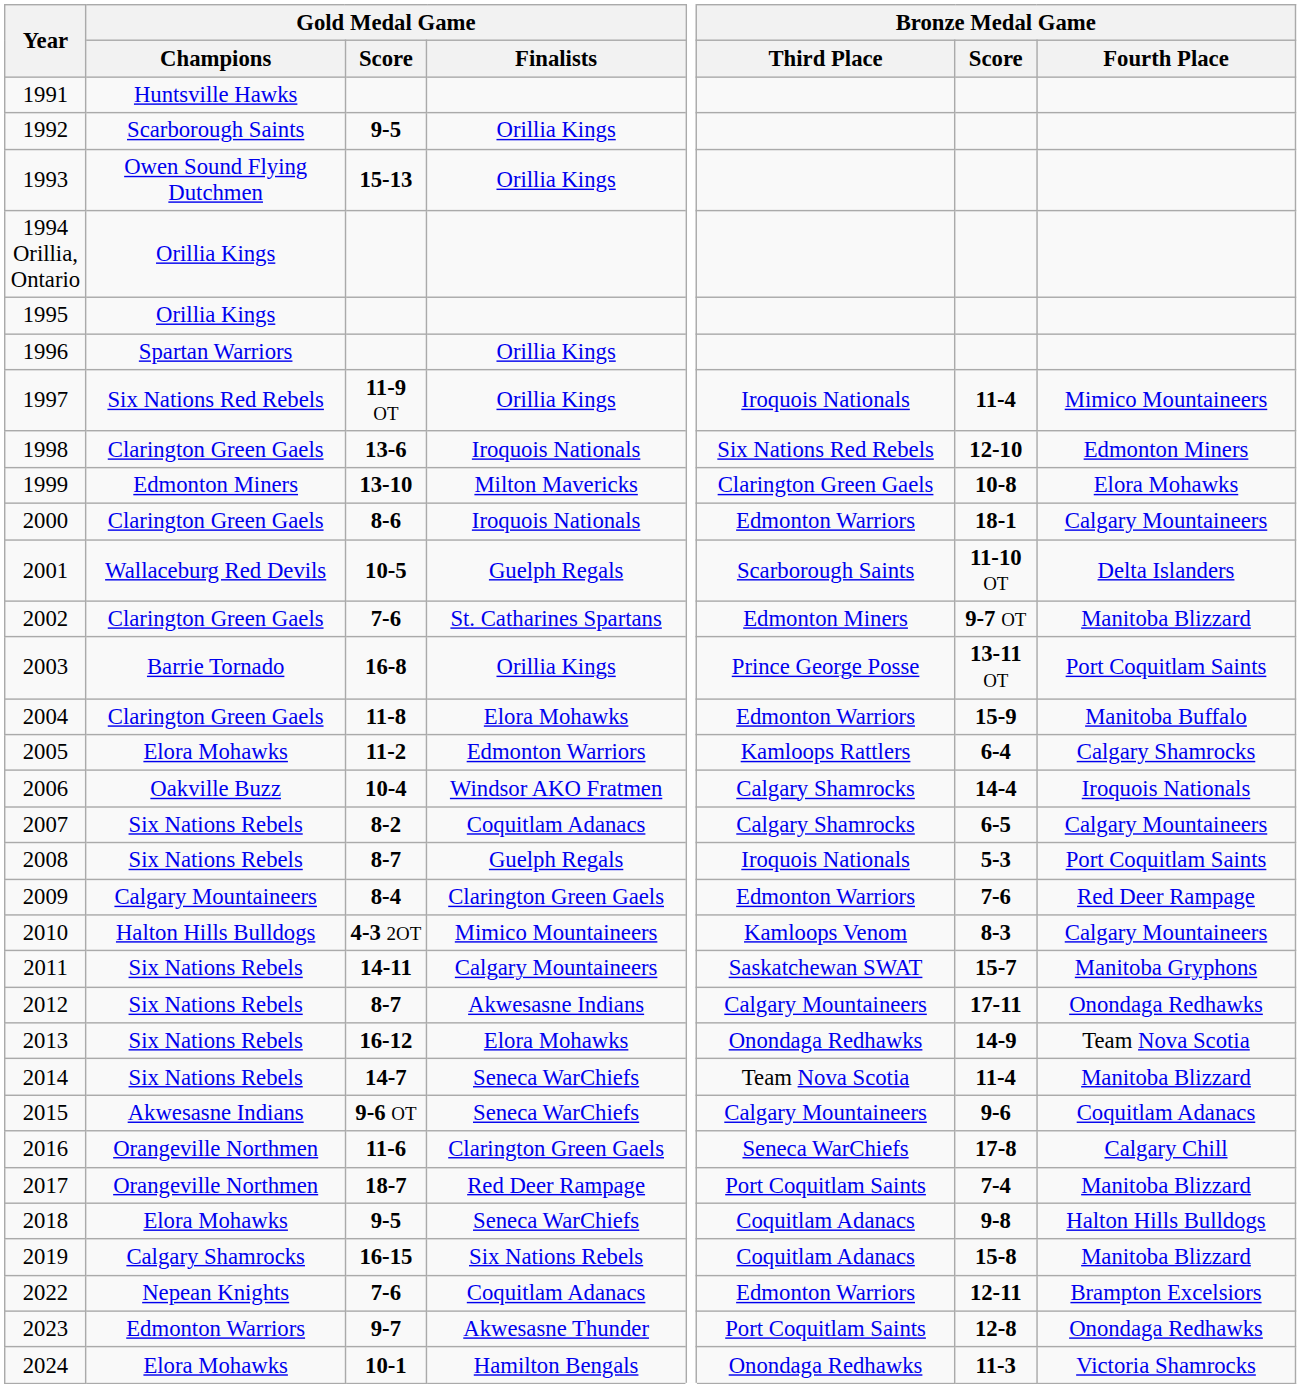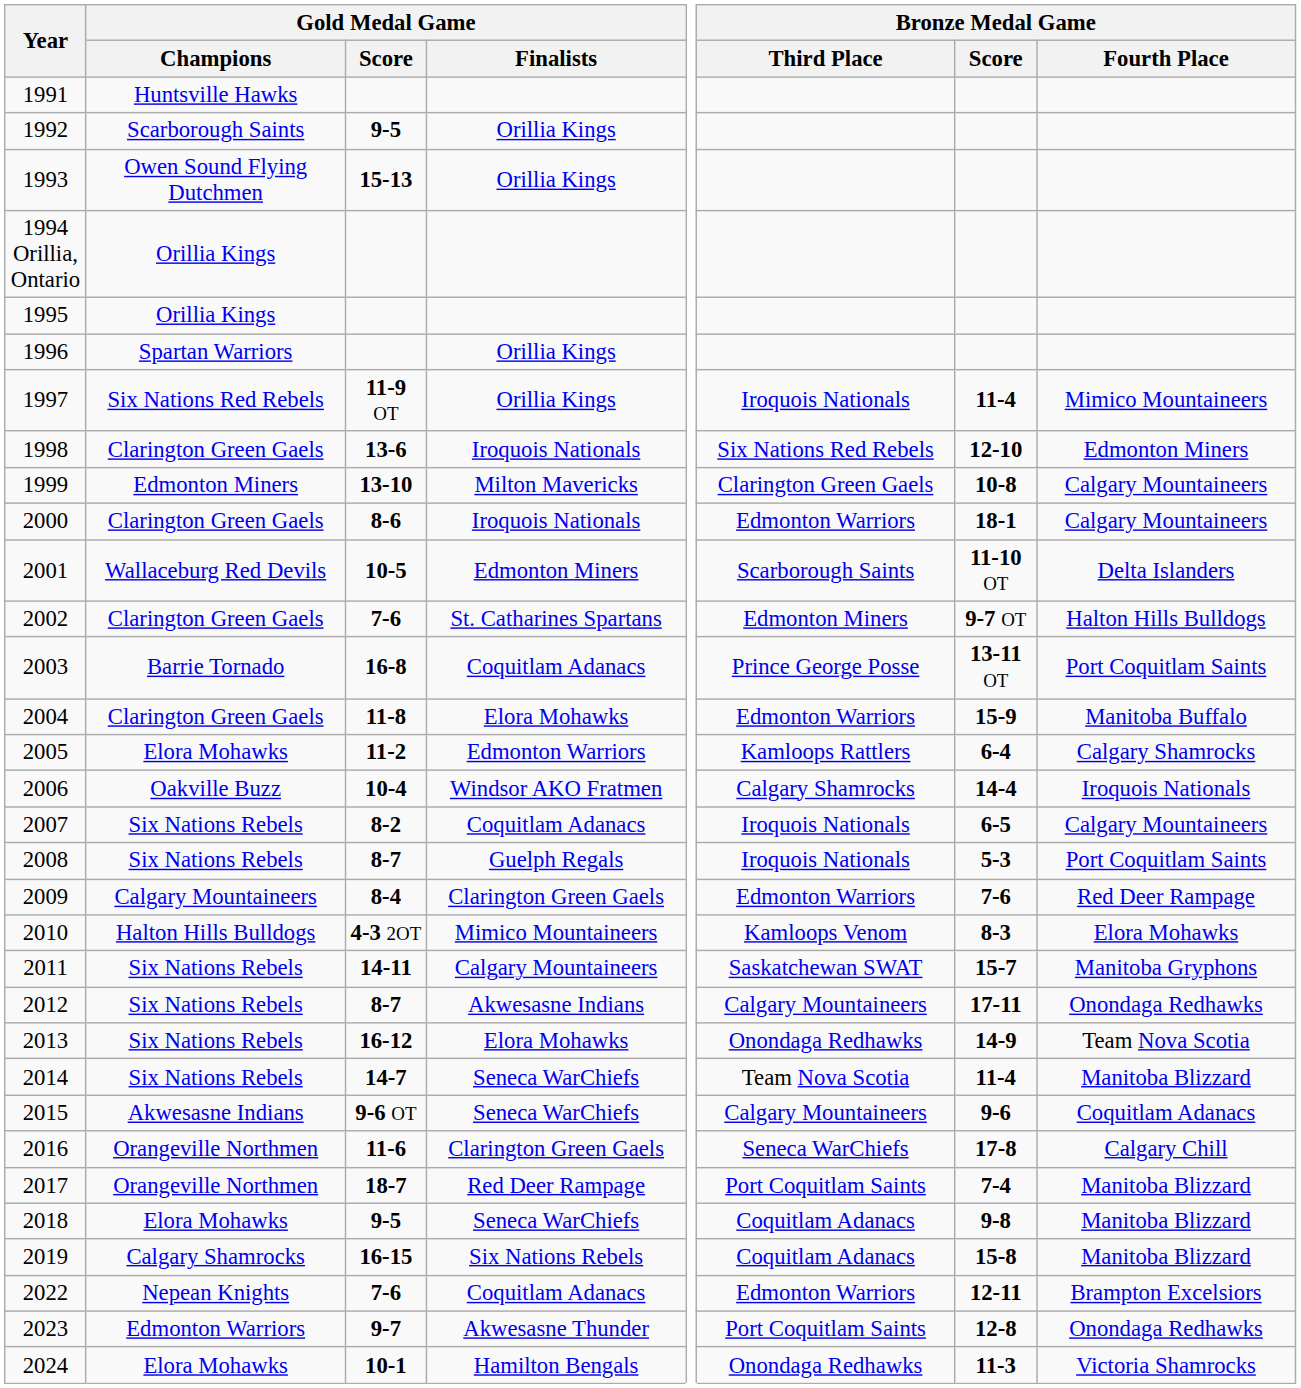(1166, 485) Elora Mohawks -> (1166, 485) Calgary Mountaineers
(556, 569) Guelph Regals -> (556, 569) Edmonton Miners
(1166, 618) Manitoba Blizzard -> (1166, 618) Halton Hills Bulldogs
(556, 667) Orillia Kings -> (556, 667) Coquitlam Adanacs
(826, 824) Calgary Shamrocks -> (826, 824) Iroquois Nationals
(1166, 932) Calgary Mountaineers -> (1166, 932) Elora Mohawks
(1166, 1220) Halton Hills Bulldogs -> (1166, 1220) Manitoba Blizzard
